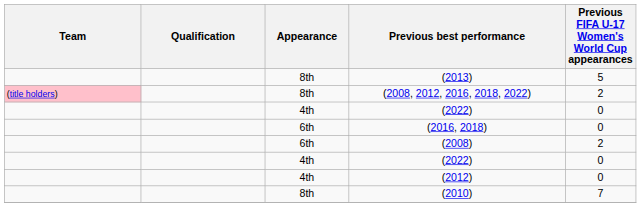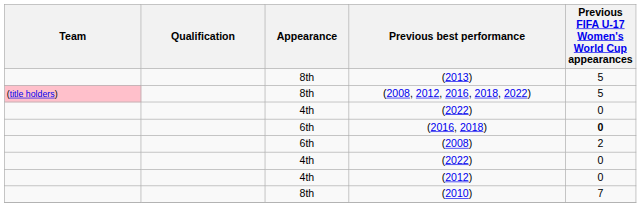(600, 93) 2 -> (600, 93) 5
(600, 127) normal -> (600, 127) bold
